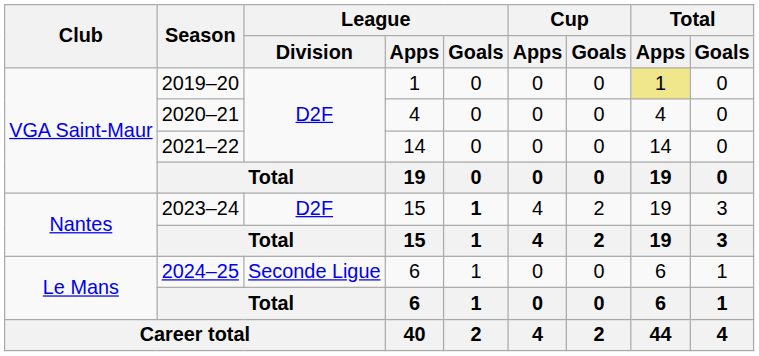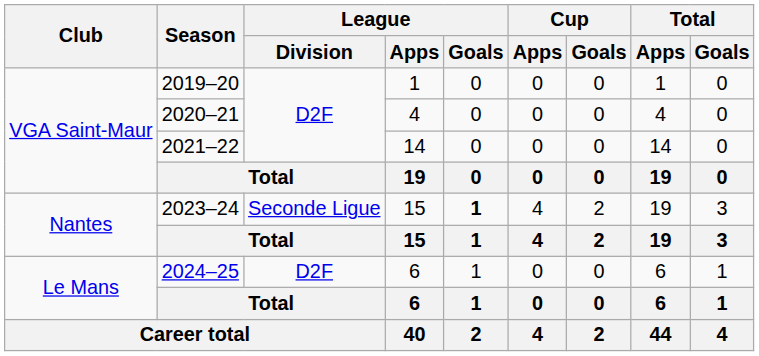(660, 83) khaki background -> (660, 83) no background
(314, 209) D2F -> (314, 209) Seconde Ligue
(314, 271) Seconde Ligue -> (314, 271) D2F
